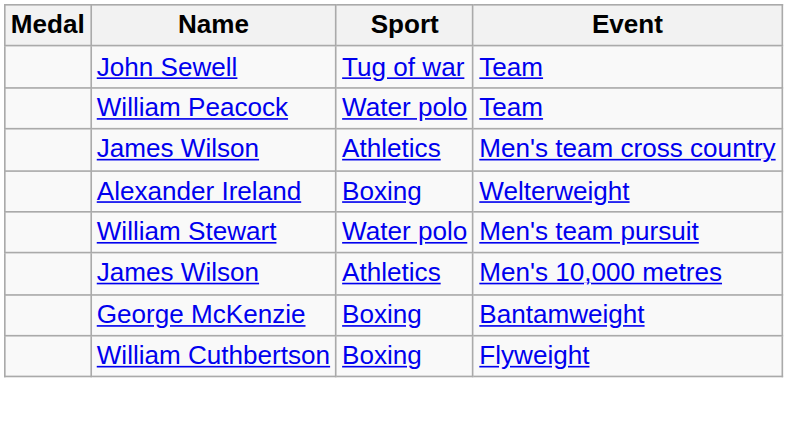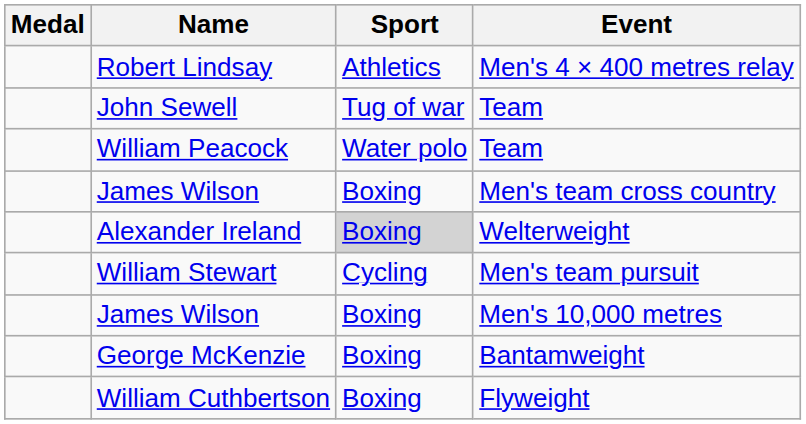+ row: (184, 66)
(391, 149) Athletics -> (382, 190) Boxing
(382, 190) no background -> (382, 231) lightgrey background
(405, 231) Water polo -> (385, 273) Cycling
(391, 273) Athletics -> (382, 314) Boxing
